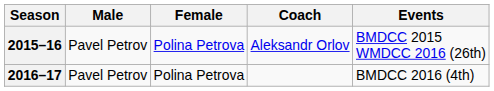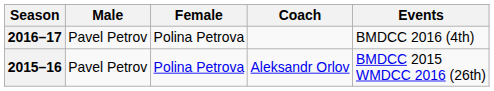rows swapped: (35, 45) <-> (35, 75)
